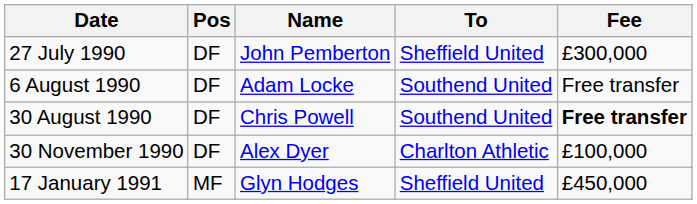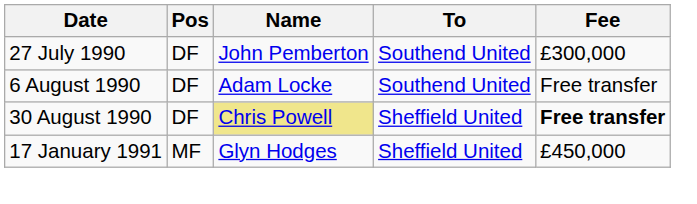(472, 53) Sheffield United -> (454, 53) Southend United
(297, 118) no background -> (275, 118) khaki background
(476, 118) Southend United -> (450, 118) Sheffield United
- row: (96, 150)
